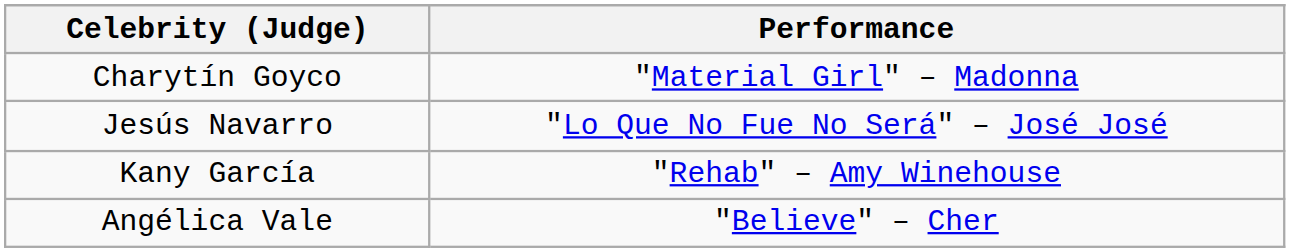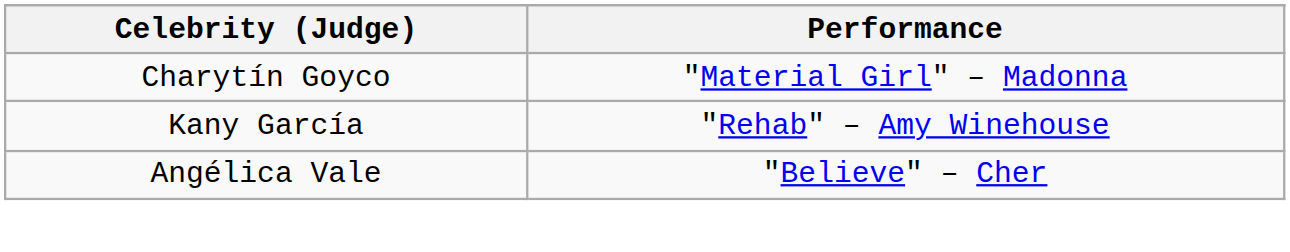- row: (217, 126)
